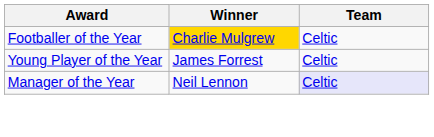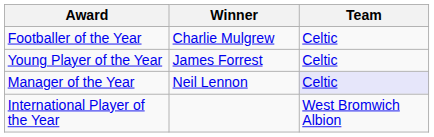(223, 37) gold background -> (223, 37) no background
+ row: (76, 112)
